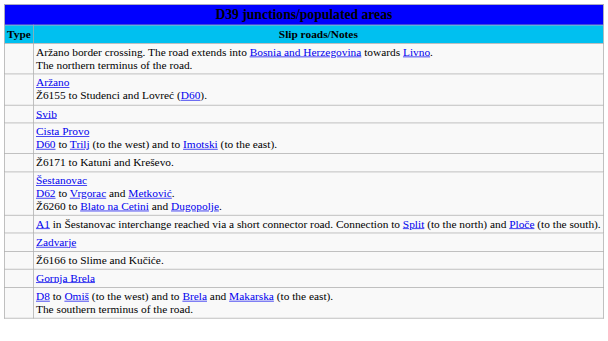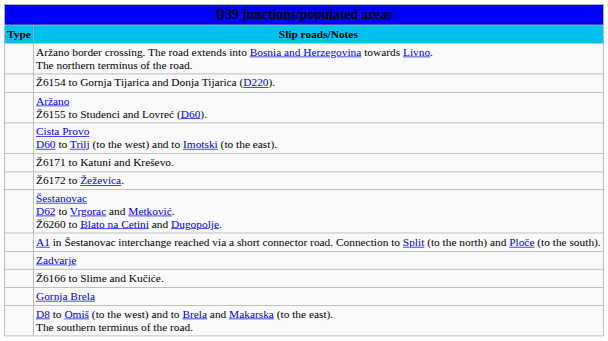+ row: (156, 83)
- row: (46, 113)
+ row: (80, 180)
